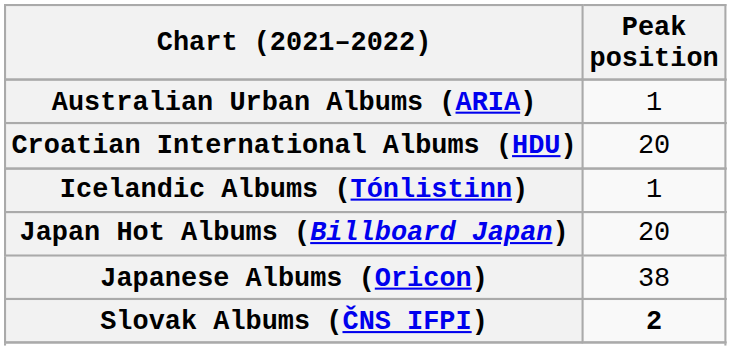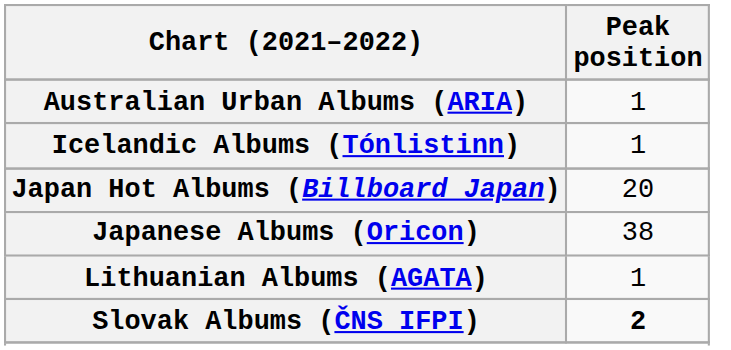- row: (294, 146)
+ row: (286, 277)
